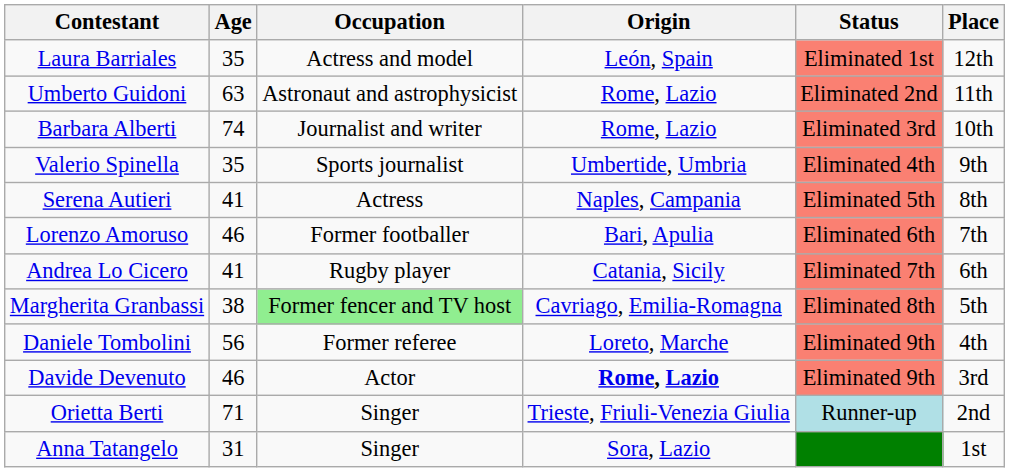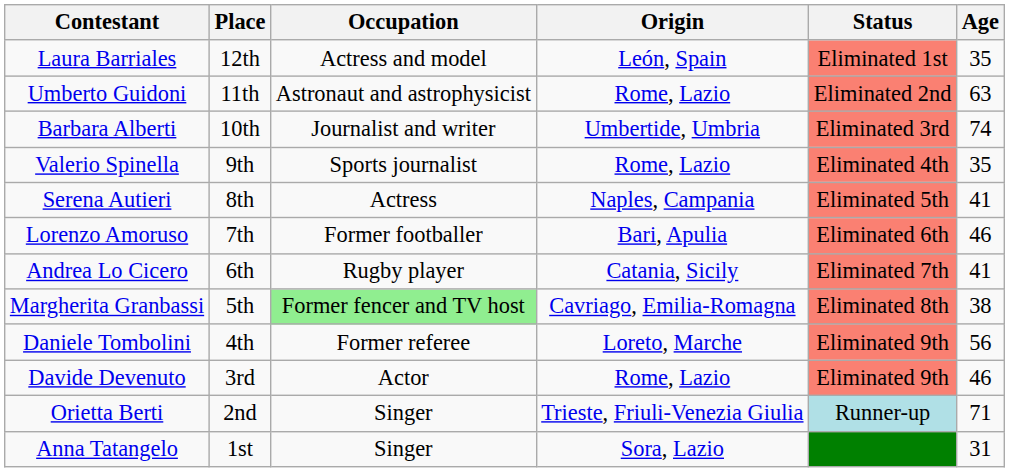columns swapped: (233, 22) <-> (973, 22)
(659, 128) Rome, Lazio -> (672, 128) Umbertide, Umbria
(659, 164) Umbertide, Umbria -> (672, 164) Rome, Lazio
(659, 377) bold -> (672, 377) normal
